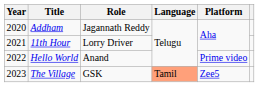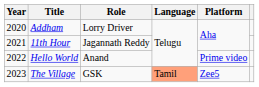(116, 27) Jagannath Reddy -> (108, 27) Lorry Driver
(108, 43) Lorry Driver -> (116, 43) Jagannath Reddy
